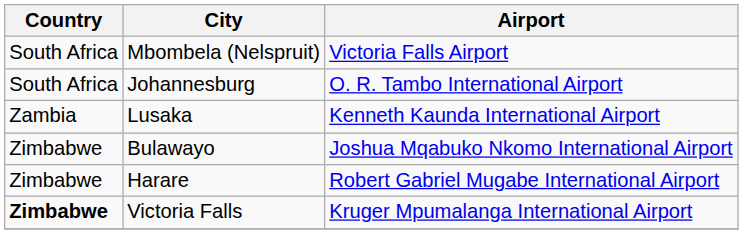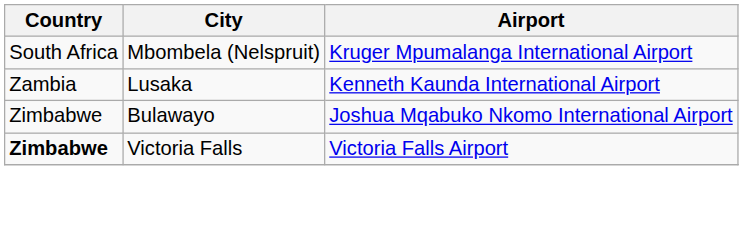(419, 52) Victoria Falls Airport -> (511, 52) Kruger Mpumalanga International Airport
- row: (191, 84)
- row: (158, 180)
(511, 212) Kruger Mpumalanga International Airport -> (419, 148) Victoria Falls Airport
